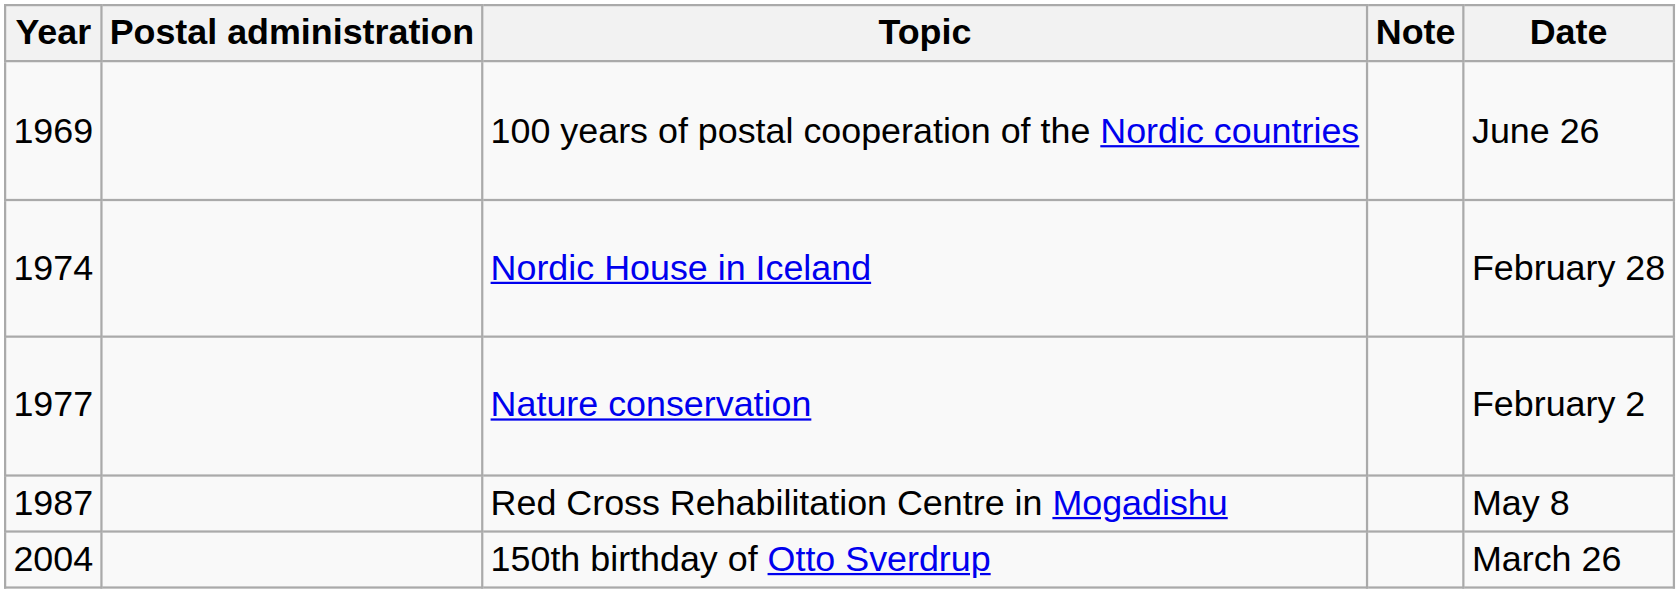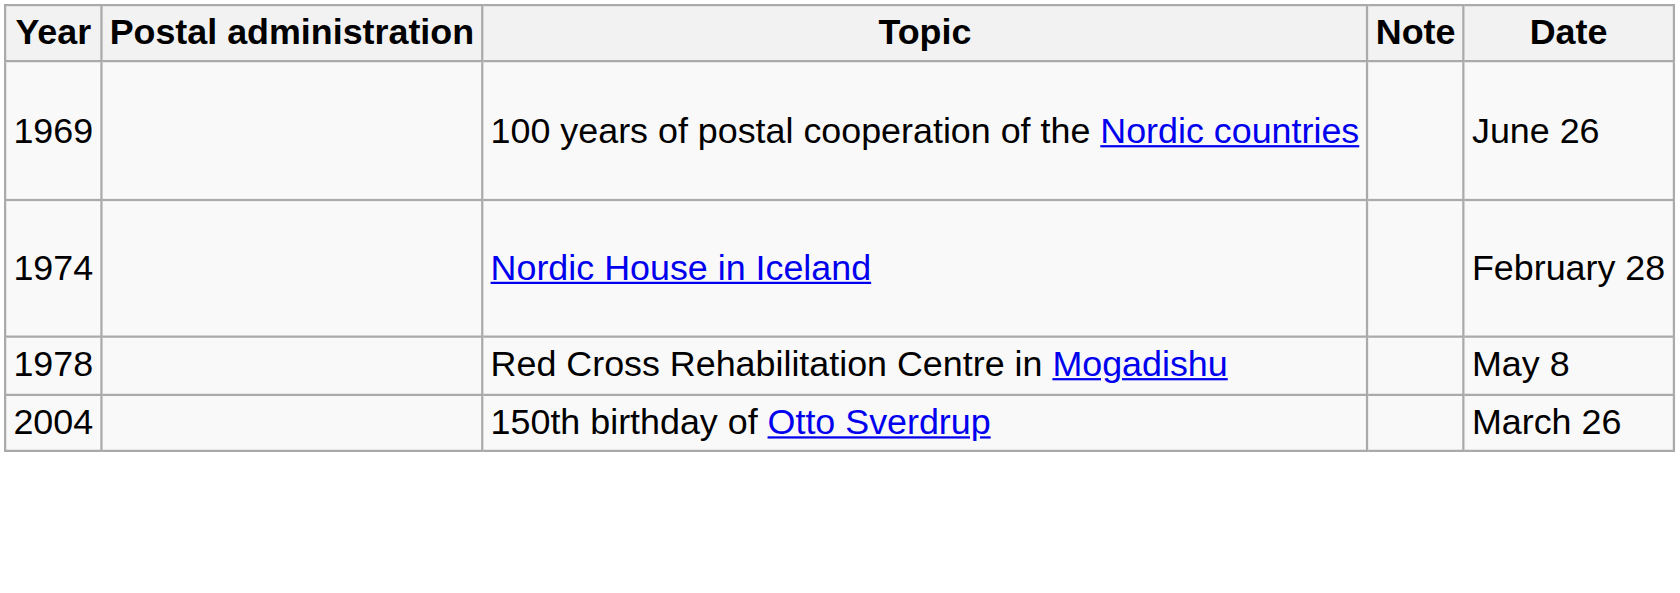- row: (651, 405)
(53, 502) 1987 -> (53, 364) 1978
